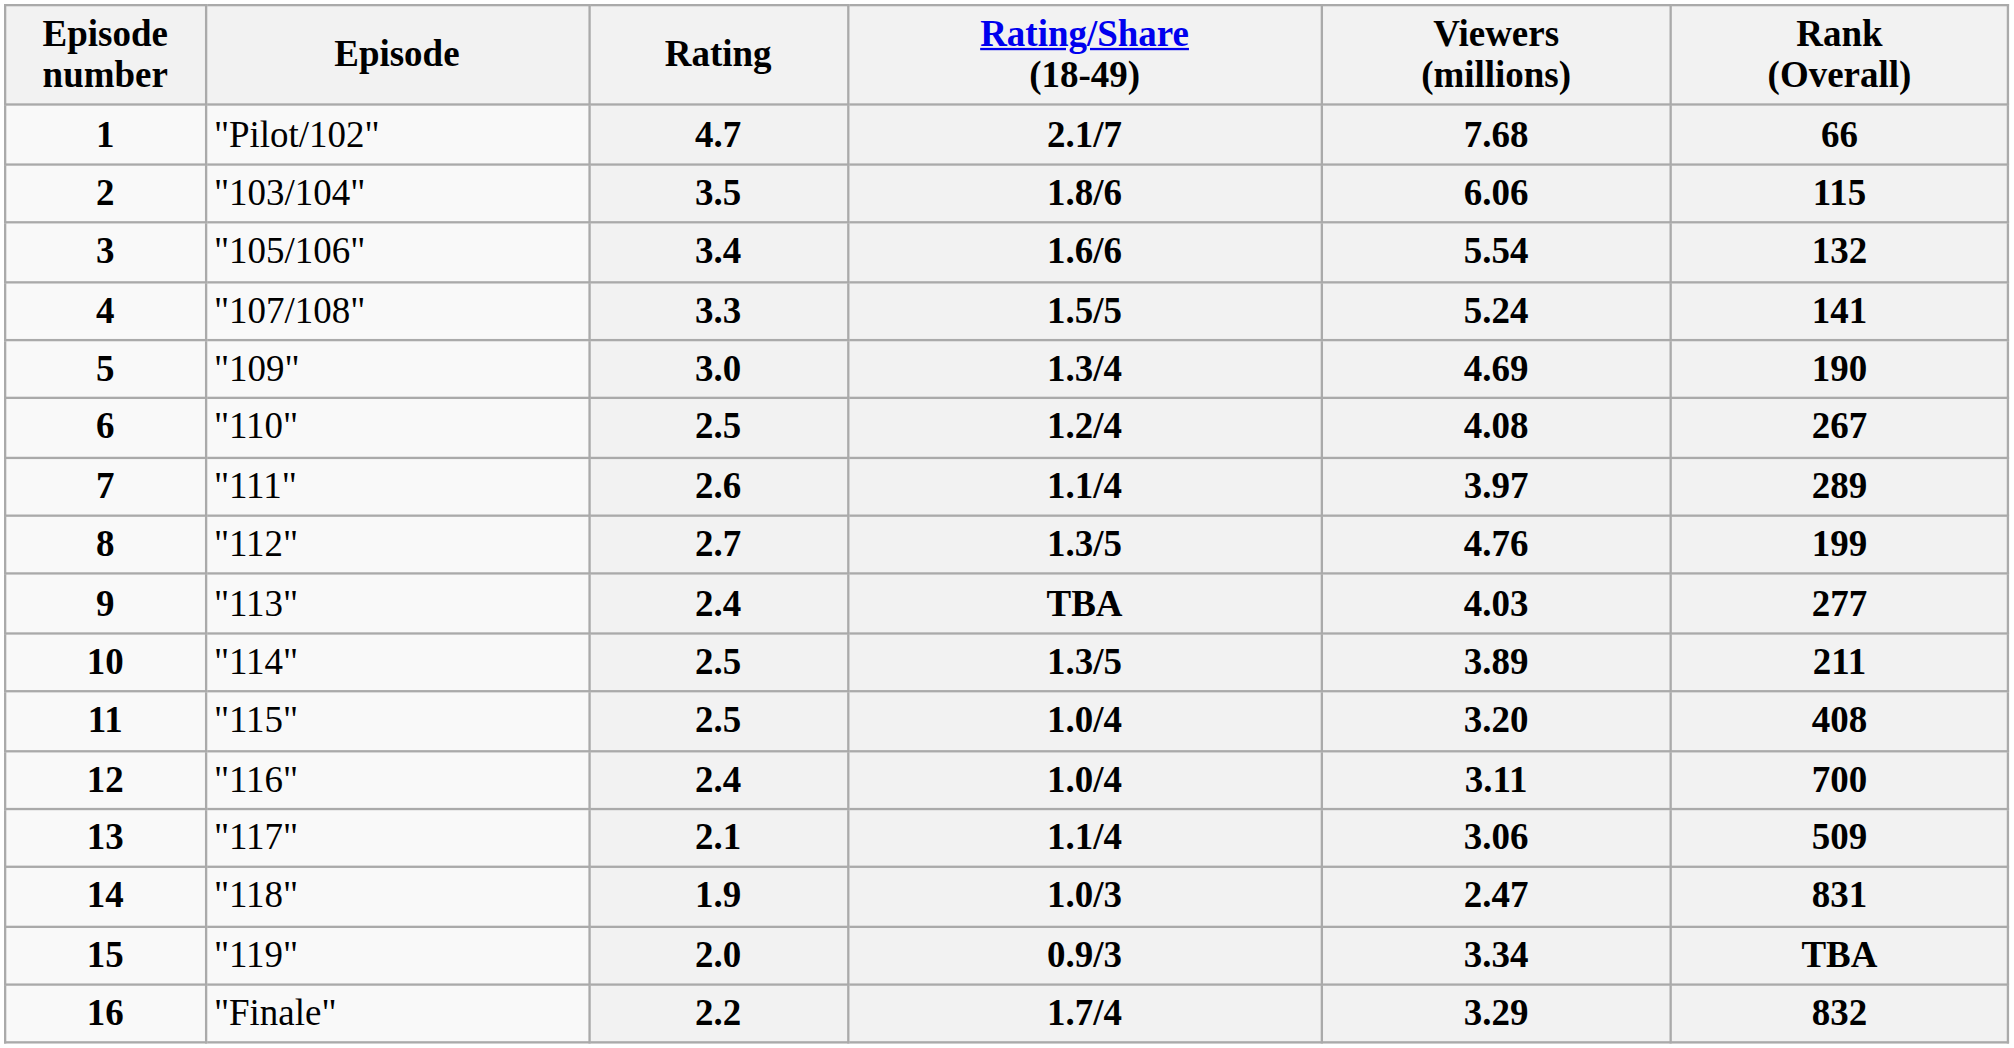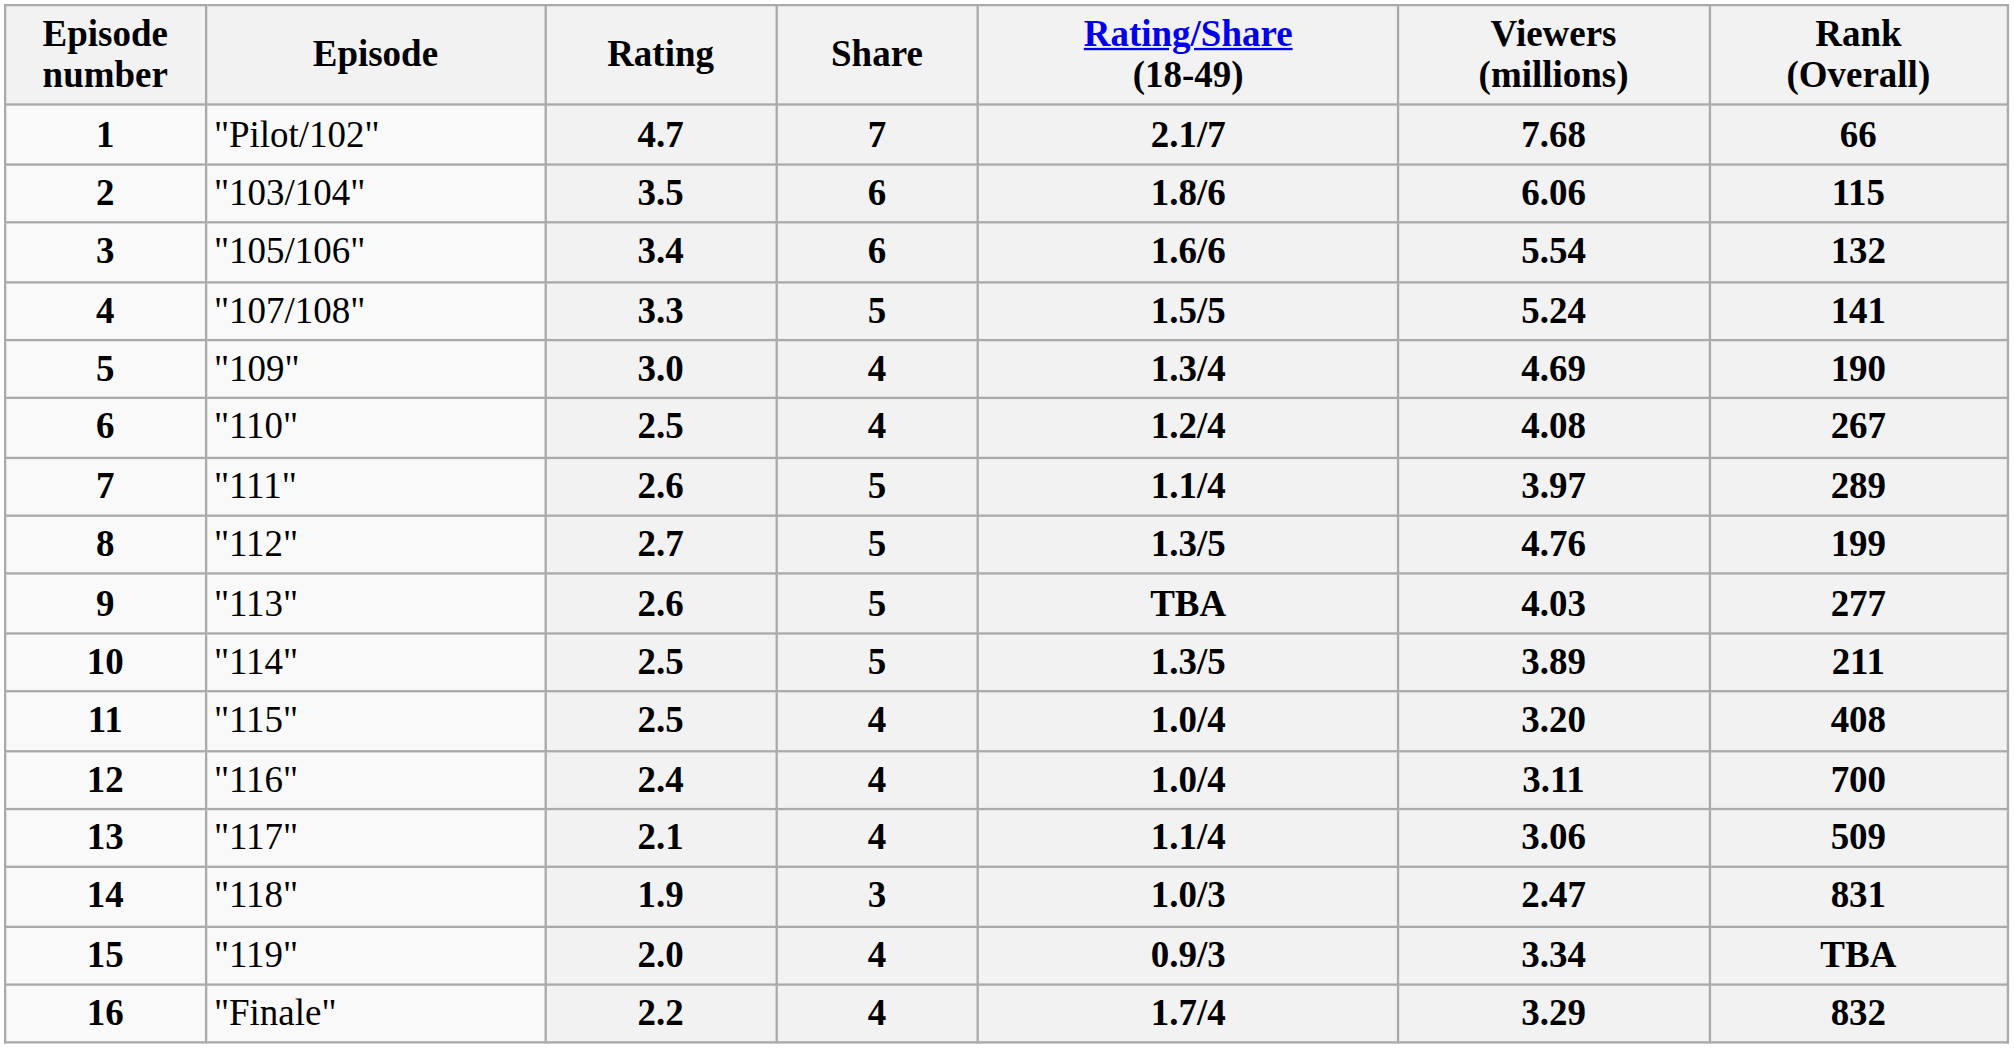+ column: (877, 54)
(718, 602) 2.4 -> (661, 602) 2.6
